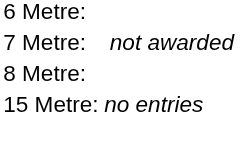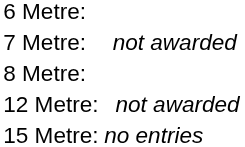+ row: (51, 104)
